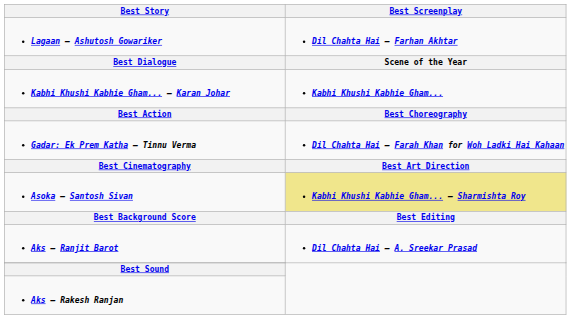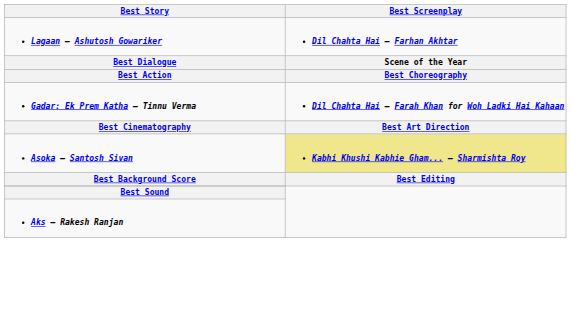- row: (145, 93)
- row: (145, 248)
